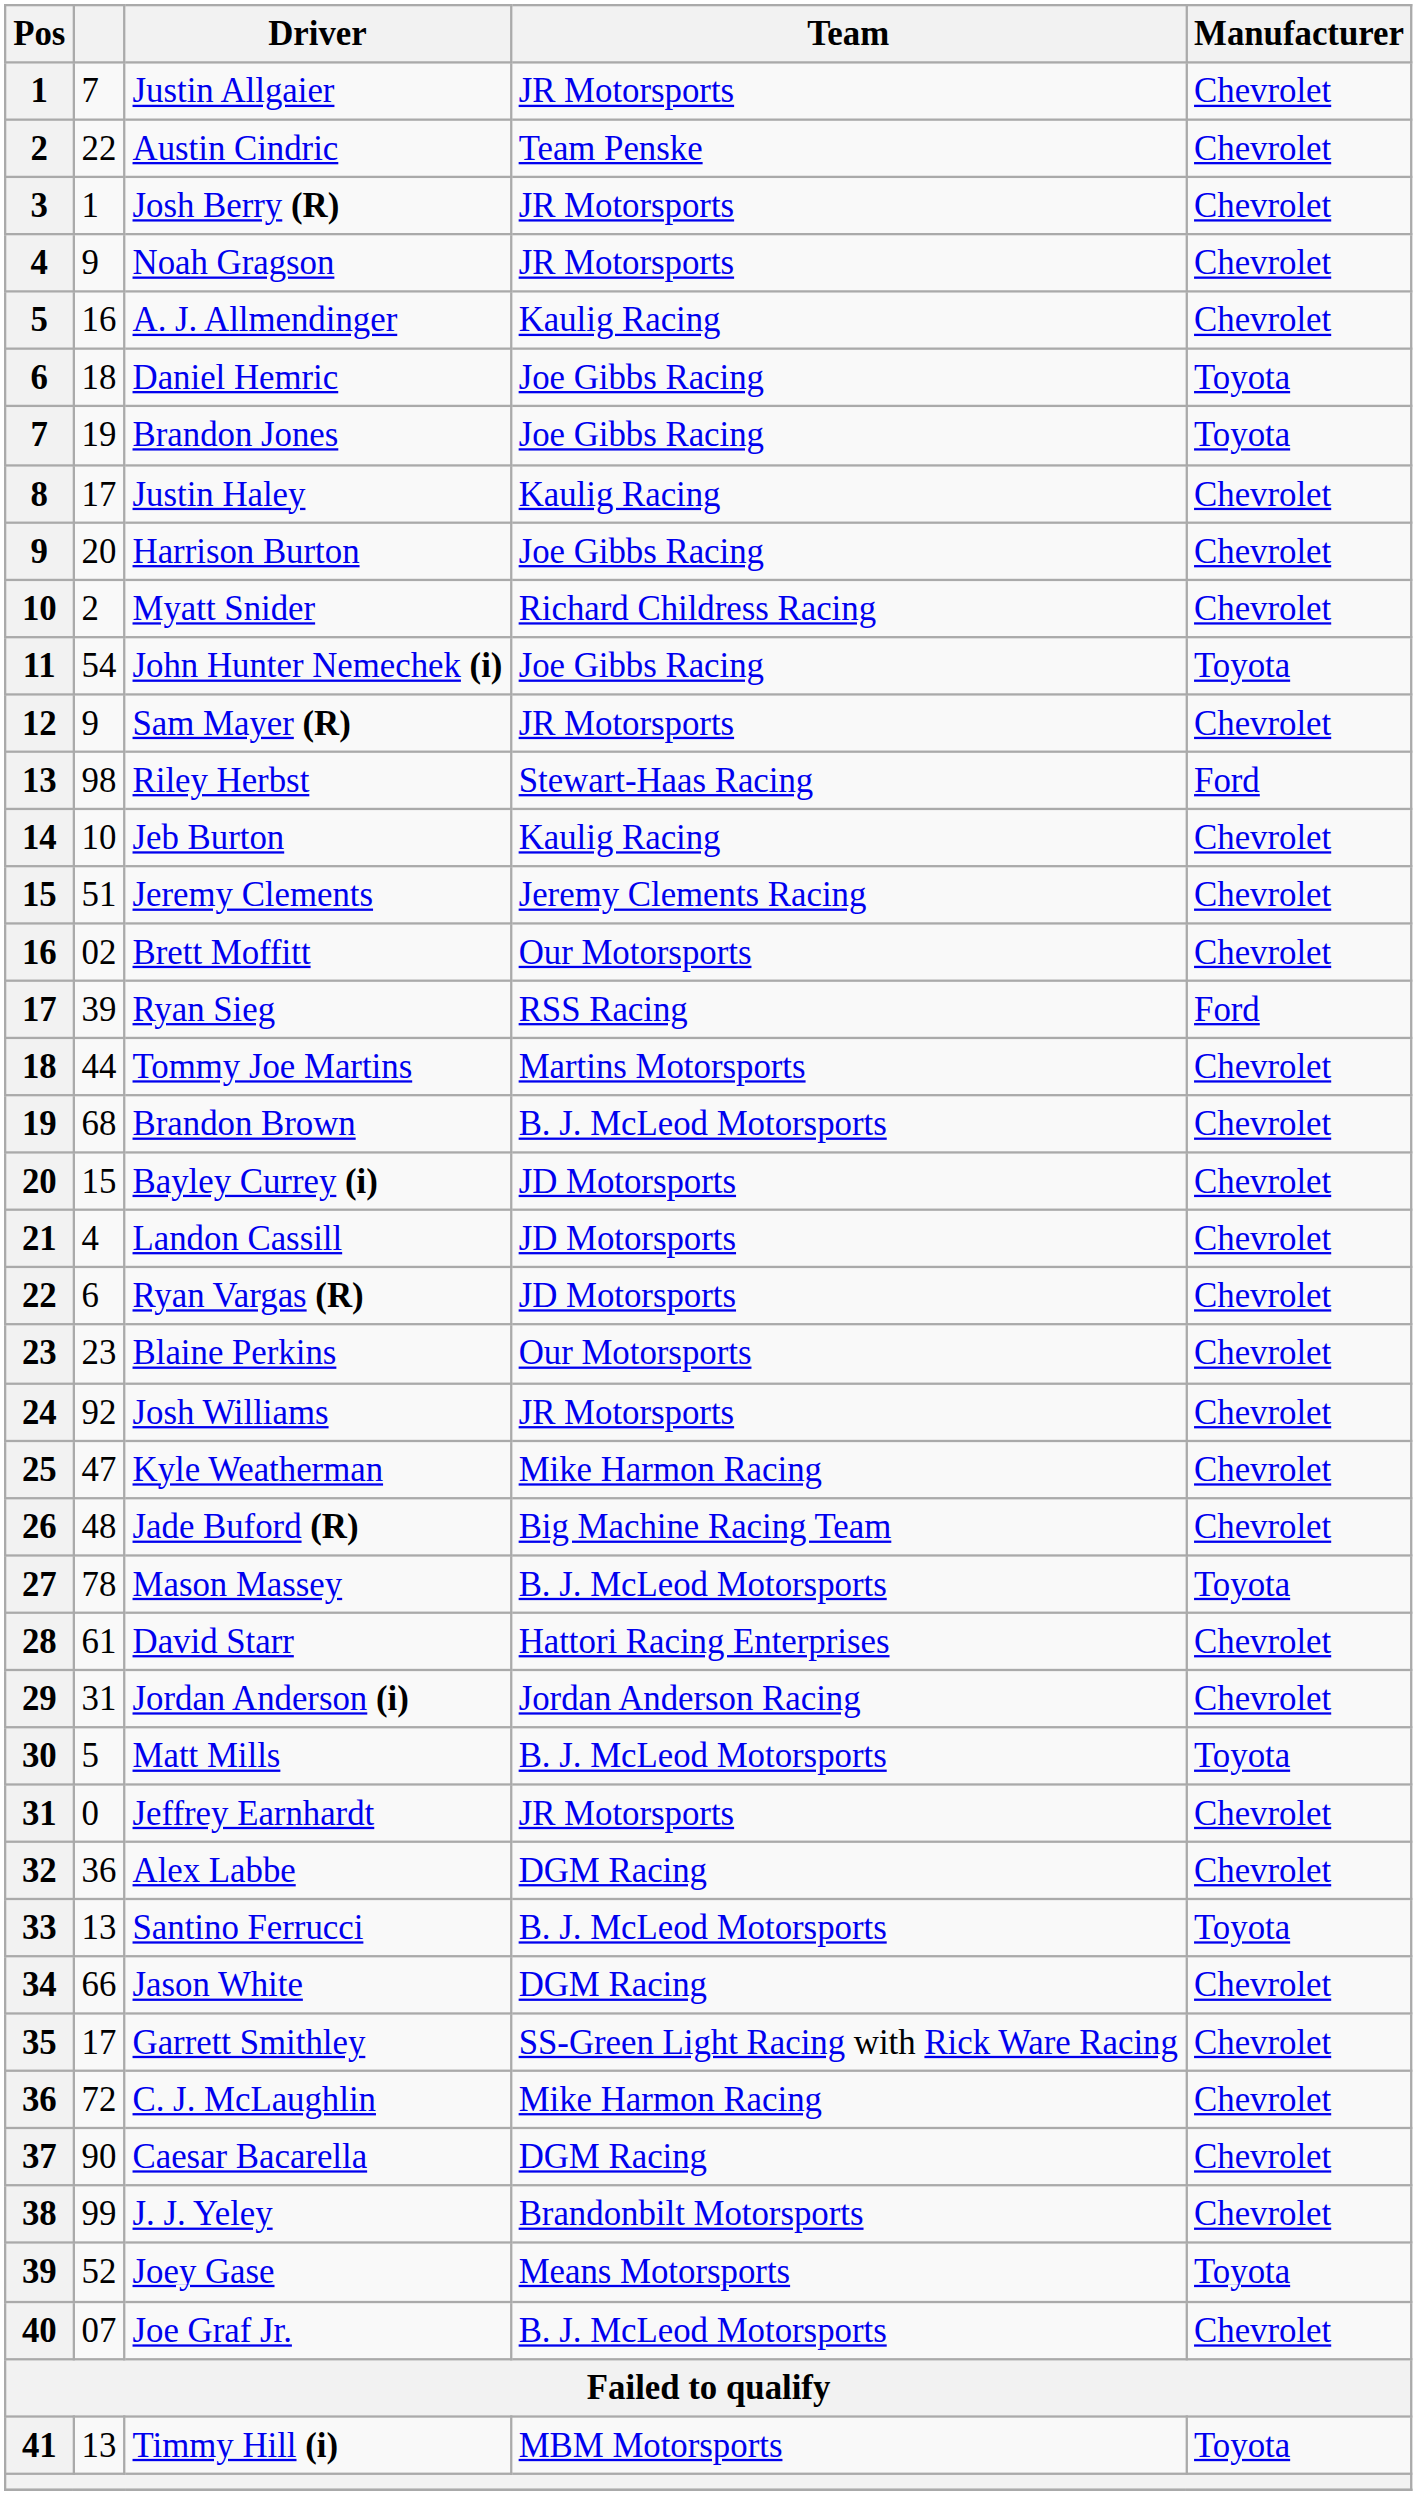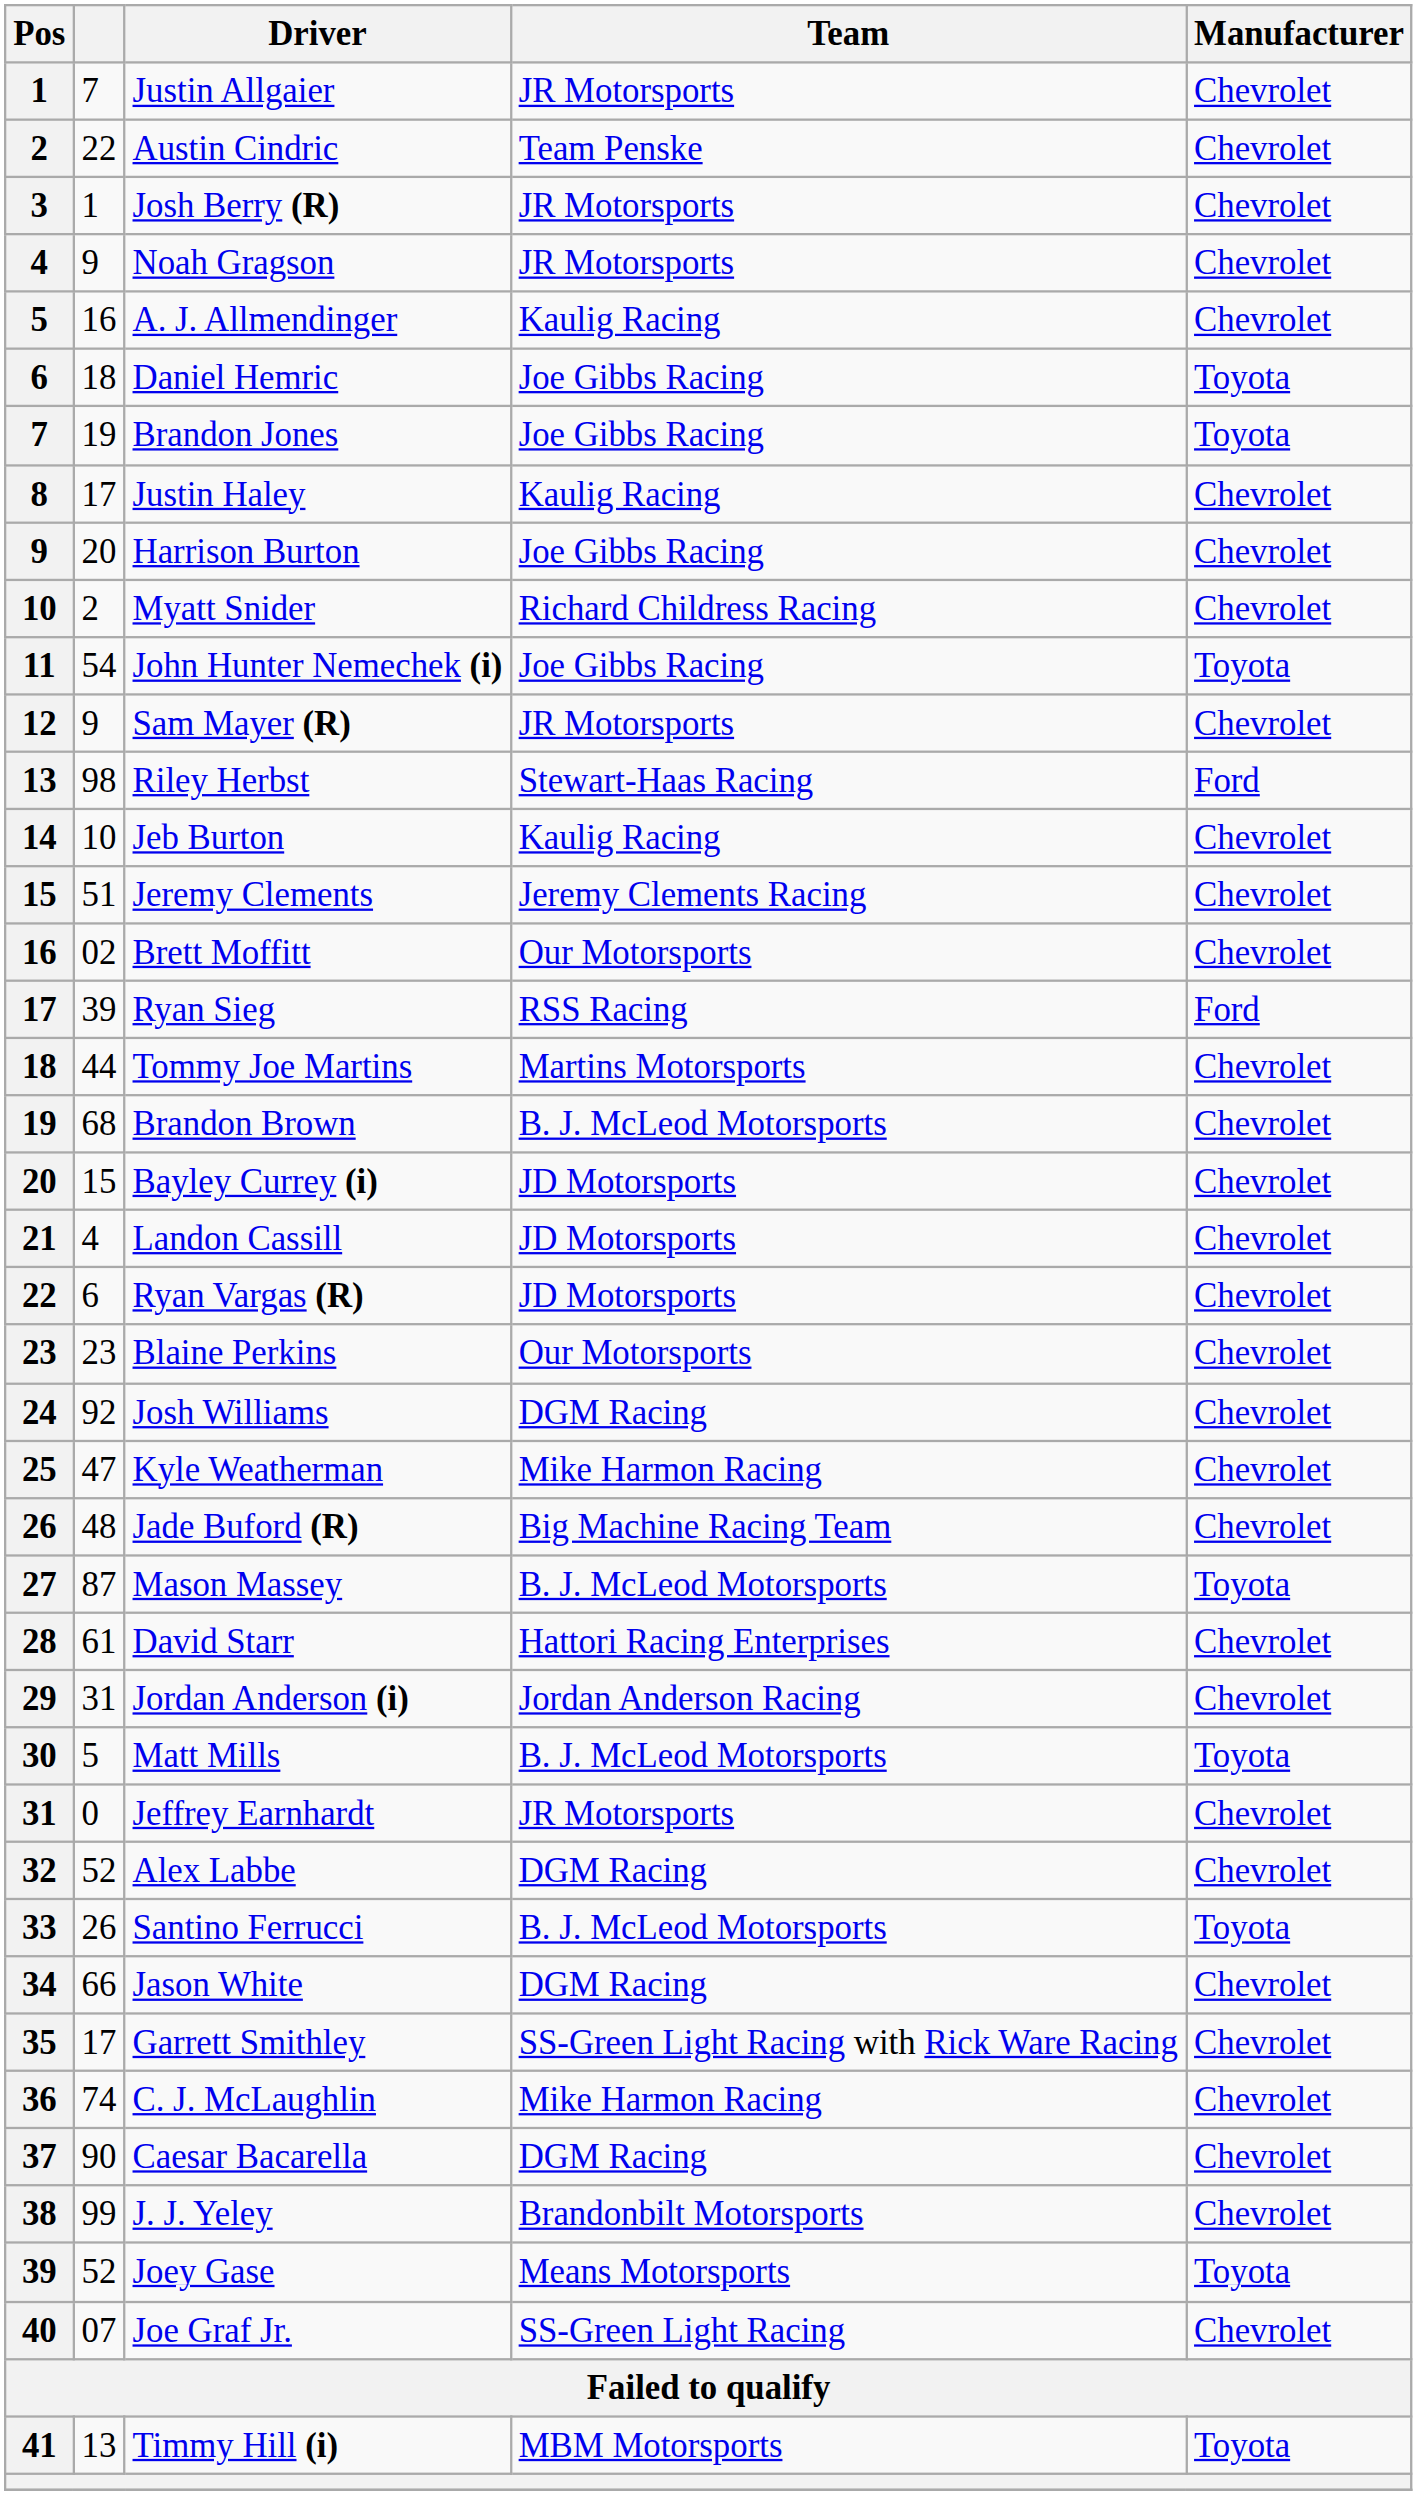(626, 1410) JR Motorsports -> (613, 1410) DGM Racing
(99, 1582) 78 -> (99, 1582) 87
(99, 1869) 36 -> (99, 1869) 52
(99, 1927) 13 -> (99, 1927) 26
(99, 2099) 72 -> (99, 2099) 74
(703, 2329) B. J. McLeod Motorsports -> (682, 2329) SS-Green Light Racing
